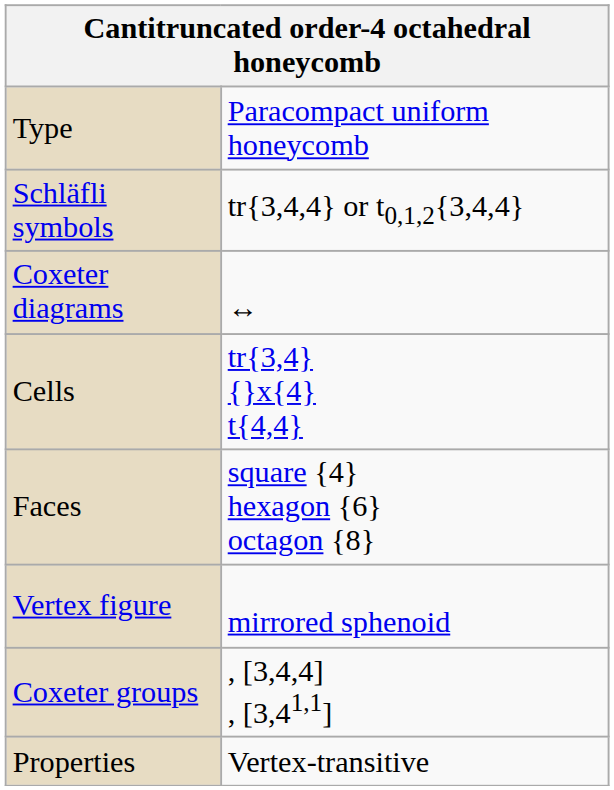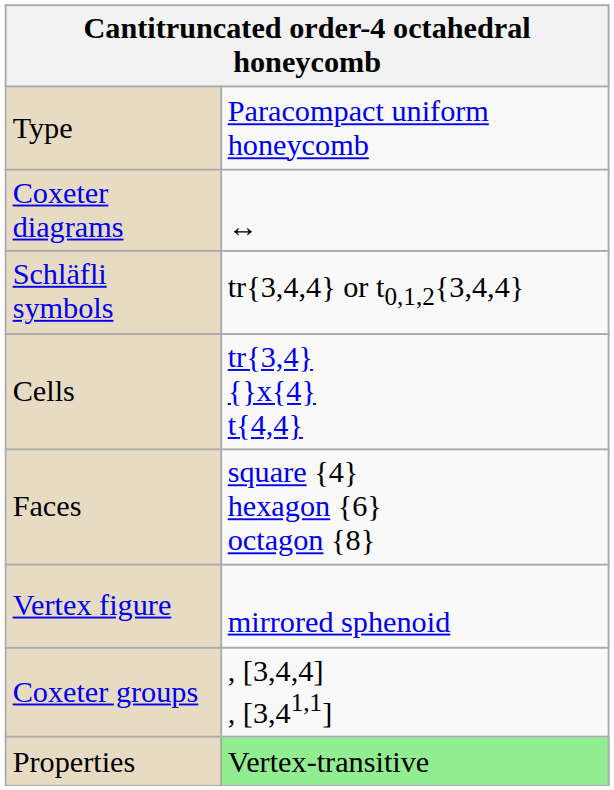rows swapped: (63, 209) <-> (68, 291)
(328, 760) no background -> (328, 760) lightgreen background
